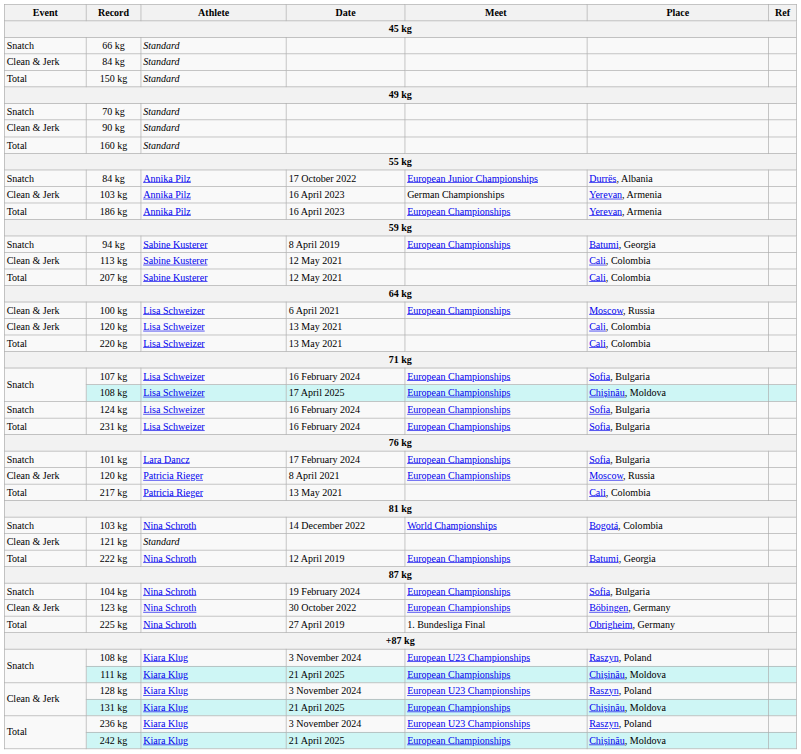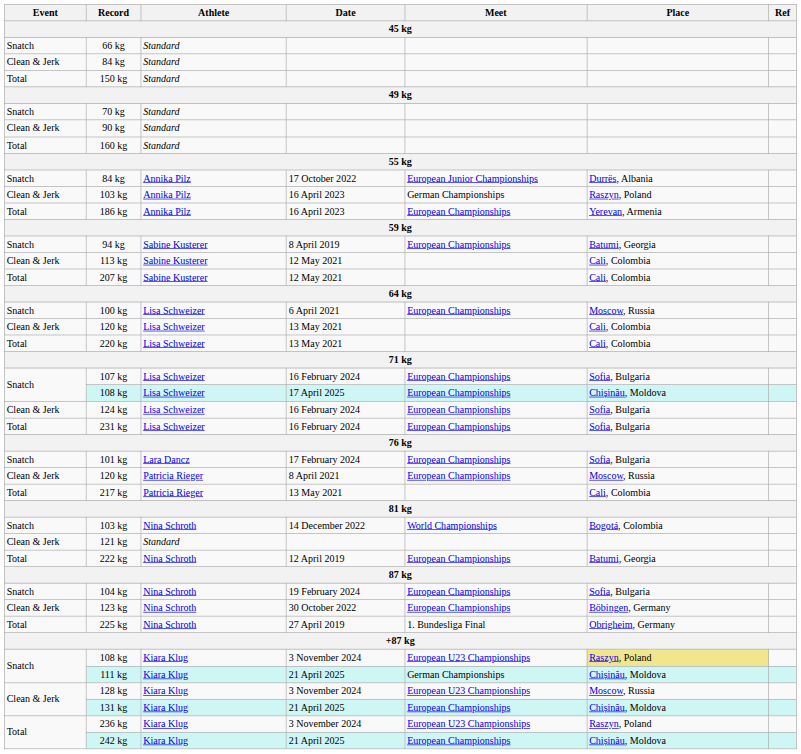(625, 194) Yerevan, Armenia -> (620, 194) Raszyn, Poland
(33, 310) Clean & Jerk -> (20, 310) Snatch
(20, 409) Snatch -> (33, 409) Clean & Jerk
(620, 658) no background -> (620, 658) khaki background
(459, 674) European Championships -> (456, 674) German Championships
(620, 691) Raszyn, Poland -> (622, 691) Moscow, Russia
